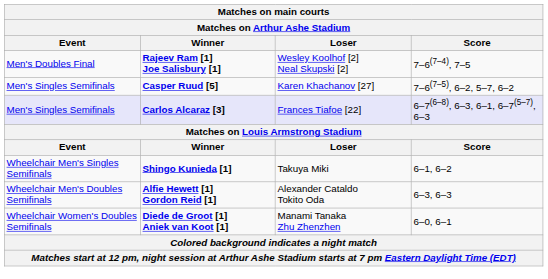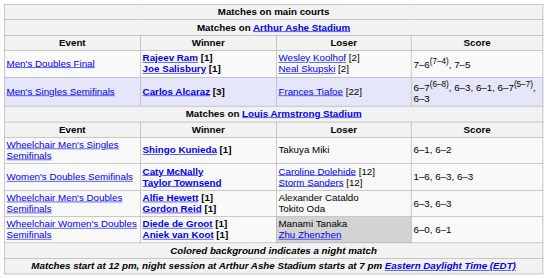- row: (180, 86)
+ row: (182, 177)
(312, 221) no background -> (313, 230) lightgrey background
